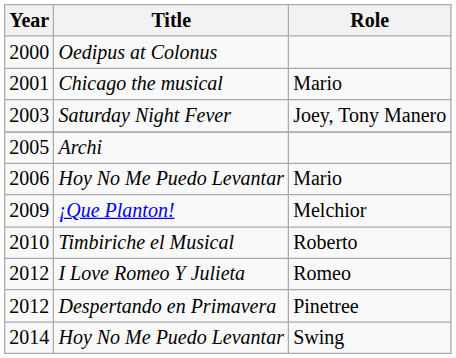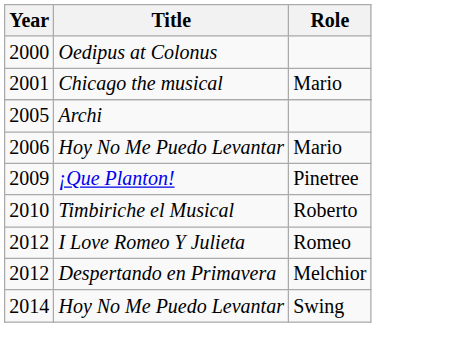- row: (29, 115)
(330, 210) Melchior -> (326, 178) Pinetree
(326, 305) Pinetree -> (330, 274) Melchior
